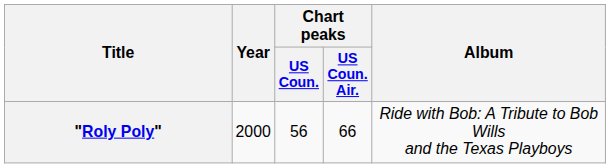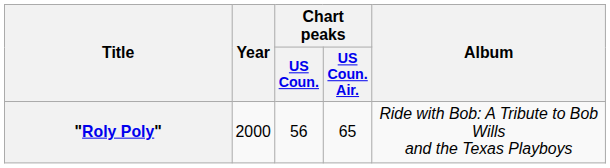(348, 132) 66 -> (348, 132) 65
